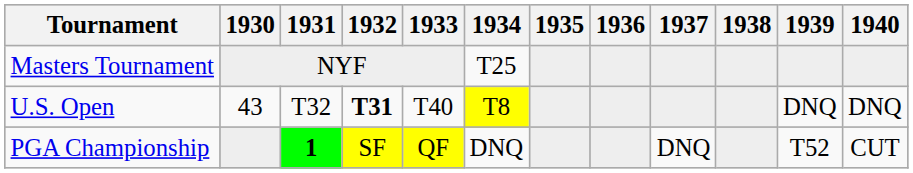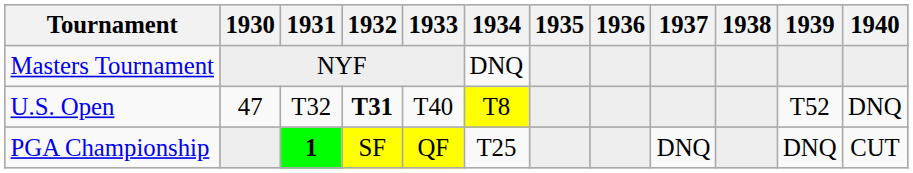(496, 65) T25 -> (496, 65) DNQ
(250, 106) 43 -> (250, 106) 47
(810, 106) DNQ -> (810, 106) T52
(496, 147) DNQ -> (496, 147) T25
(810, 147) T52 -> (810, 147) DNQ
